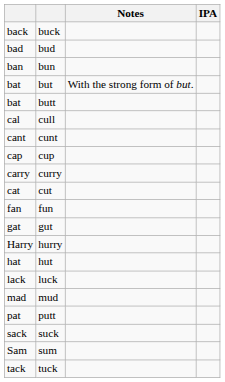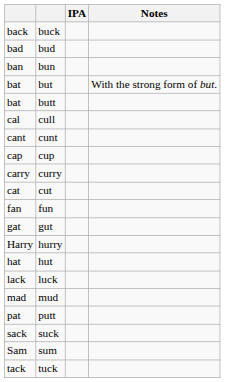columns swapped: (208, 13) <-> (131, 13)
